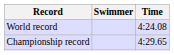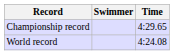rows swapped: (32, 27) <-> (48, 42)
